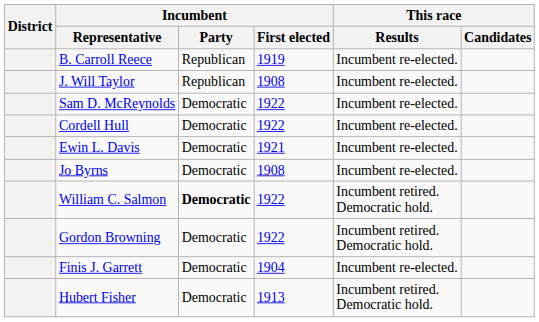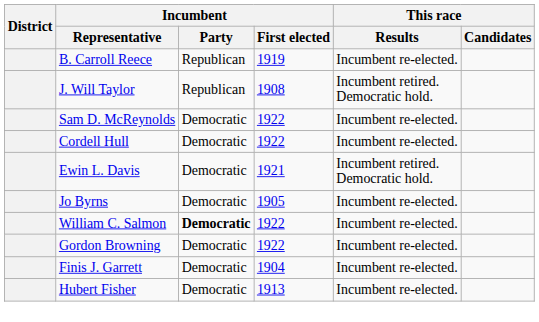(397, 81) Incumbent re-elected. -> (388, 89) Incumbent retired. Democratic hold.
(397, 147) Incumbent re-elected. -> (388, 171) Incumbent retired. Democratic hold.
(271, 170) 1908 -> (271, 201) 1905
(388, 199) Incumbent retired. Democratic hold. -> (397, 223) Incumbent re-elected.
(388, 237) Incumbent retired. Democratic hold. -> (397, 245) Incumbent re-elected.
(388, 297) Incumbent retired. Democratic hold. -> (397, 289) Incumbent re-elected.
